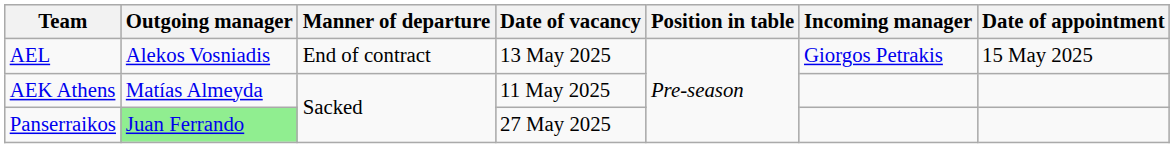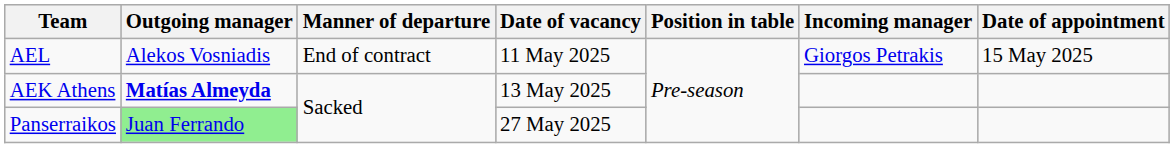(556, 55) 13 May 2025 -> (555, 55) 11 May 2025
(194, 89) normal -> (198, 89) bold
(555, 89) 11 May 2025 -> (556, 89) 13 May 2025
